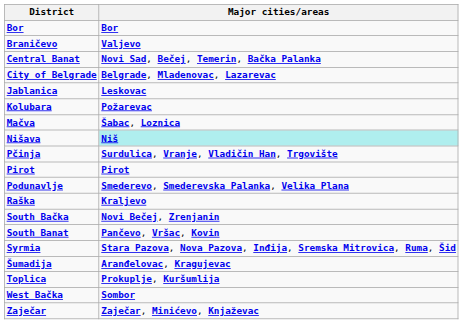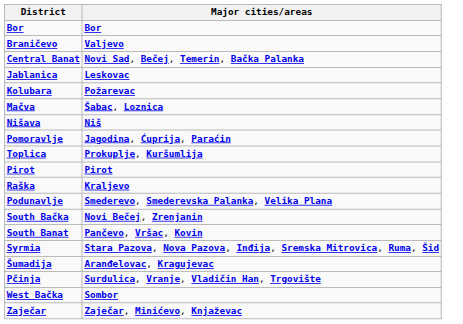- row: (52, 75)
(110, 138) paleturquoise background -> (93, 122) no background
+ row: (35, 138)
rows swapped: (24, 153) <-> (26, 279)
rows swapped: (35, 185) <-> (21, 201)
